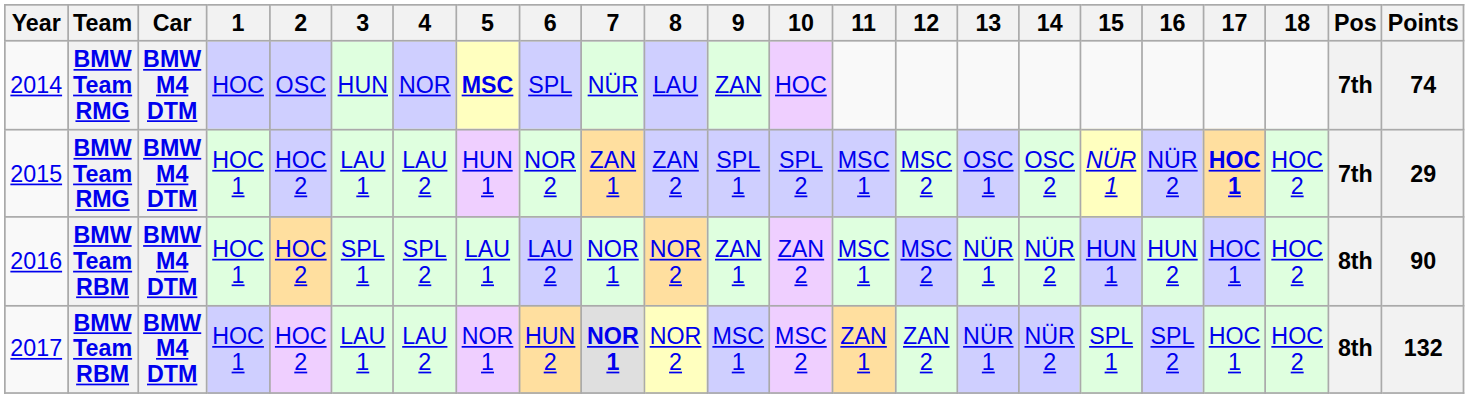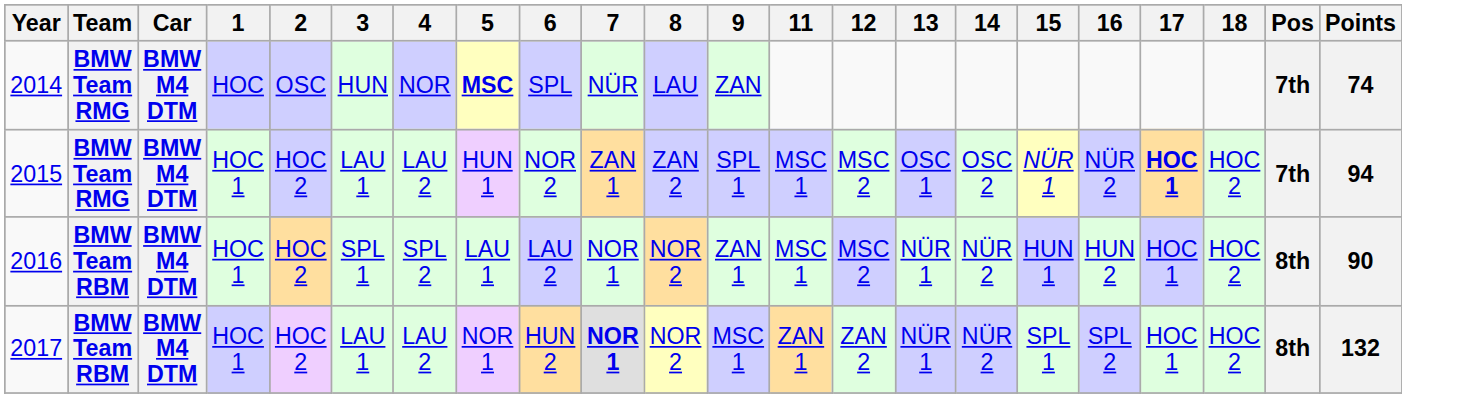- column: (801, 23)
(1423, 173) 29 -> (1361, 173) 94
